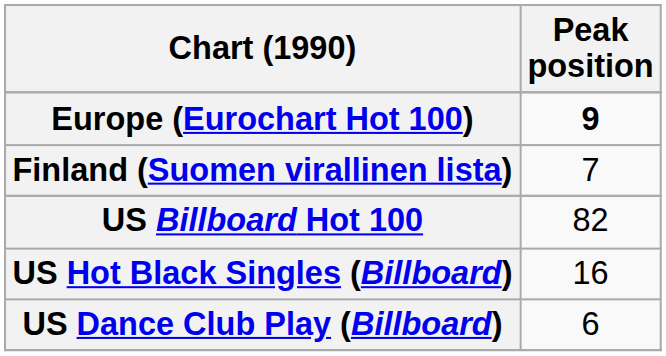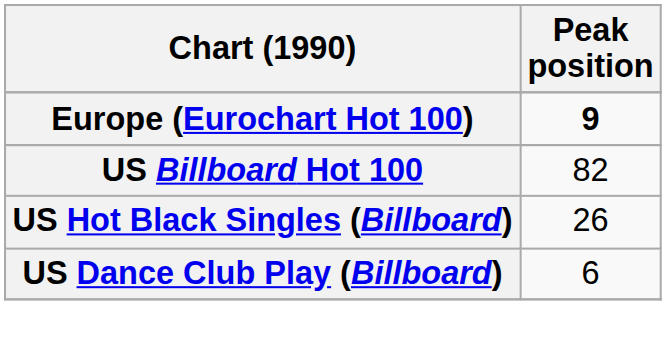- row: (262, 169)
(591, 272) 16 -> (591, 221) 26
